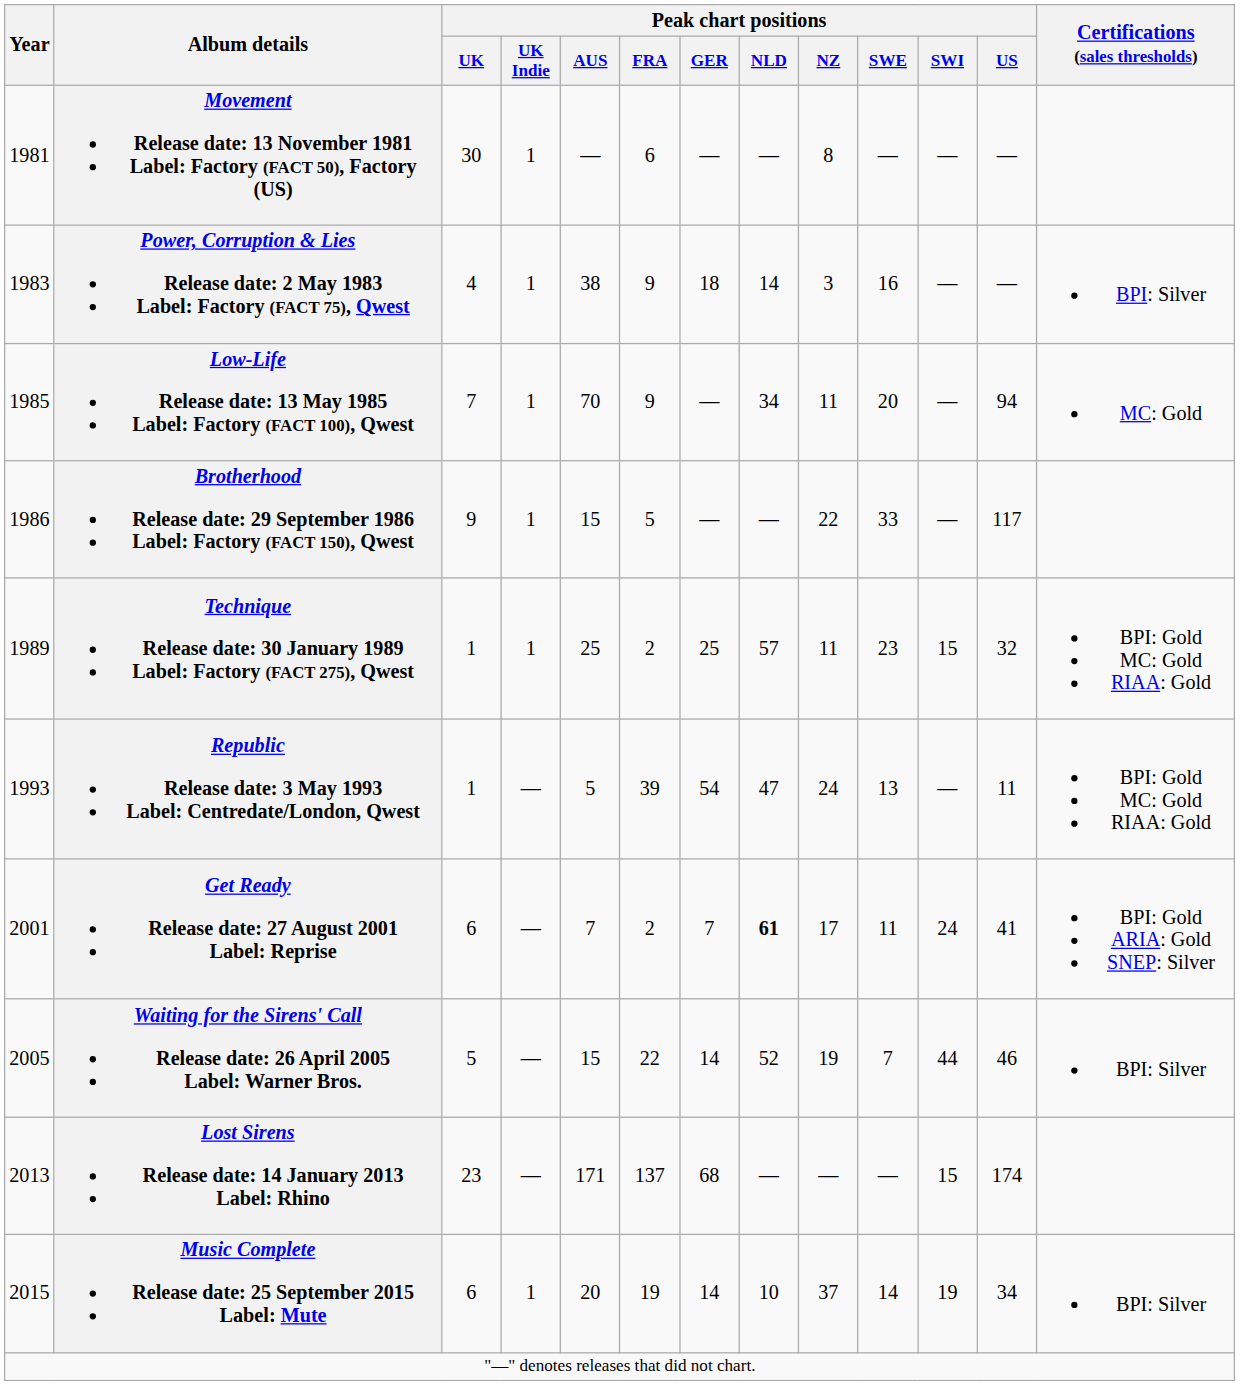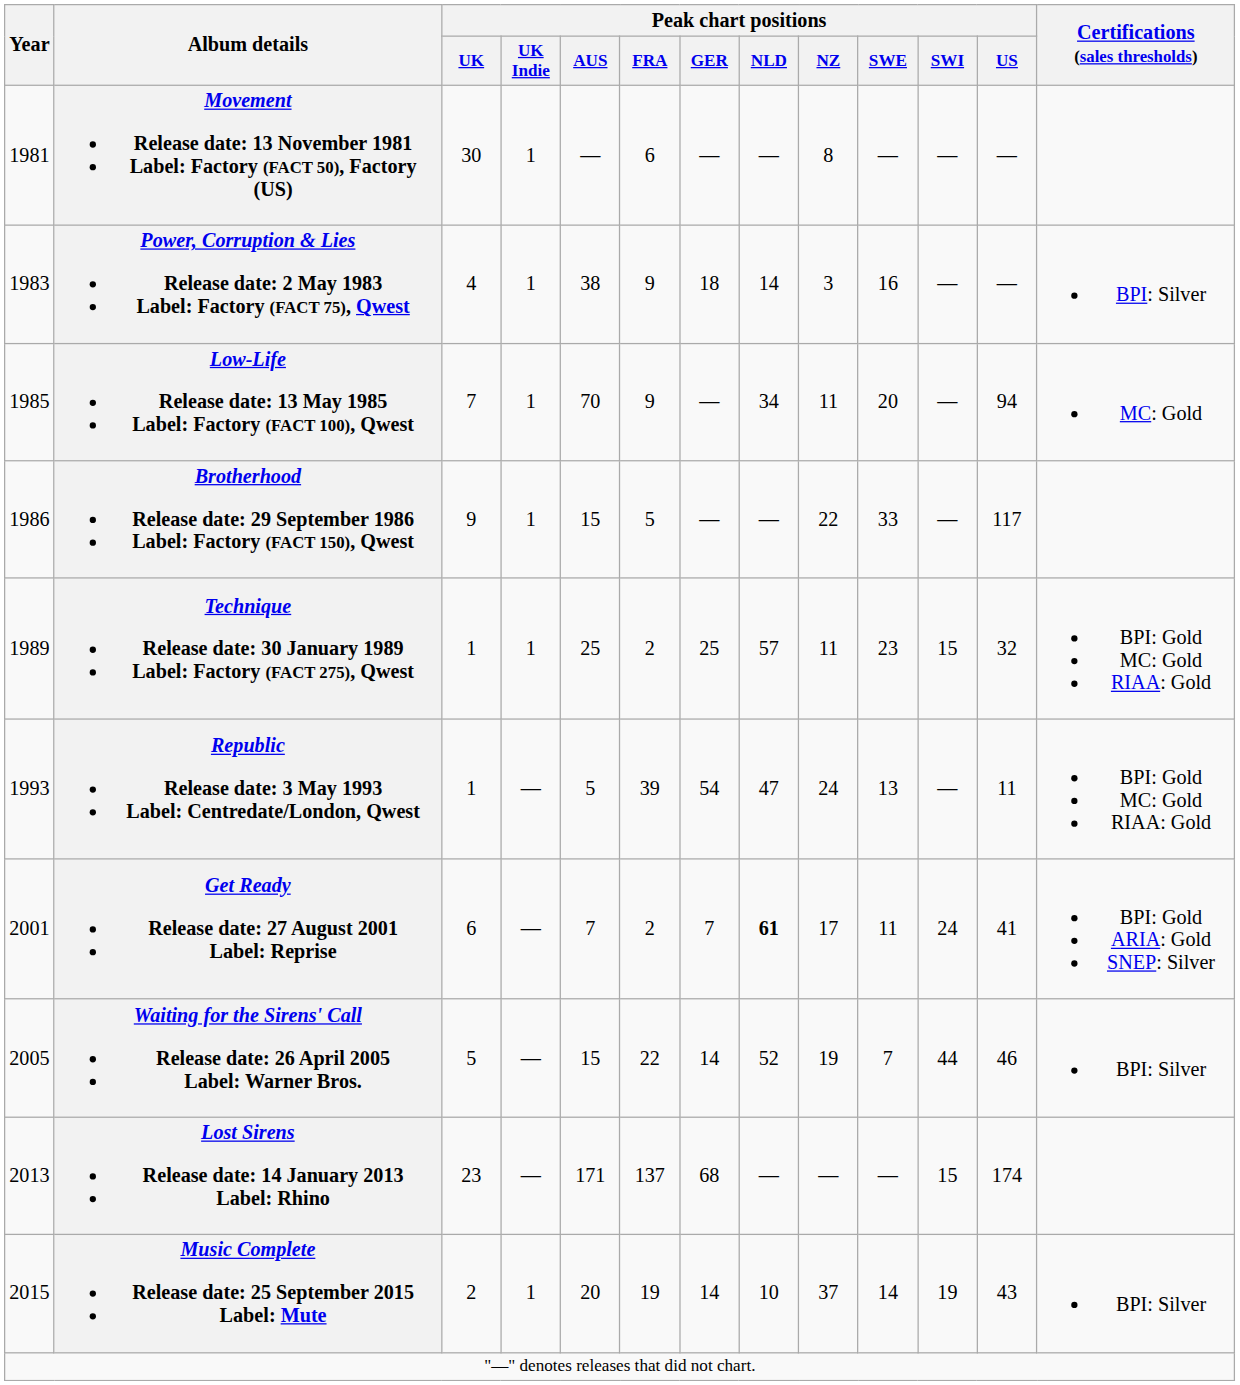(471, 1293) 6 -> (471, 1293) 2
(1007, 1293) 34 -> (1007, 1293) 43
